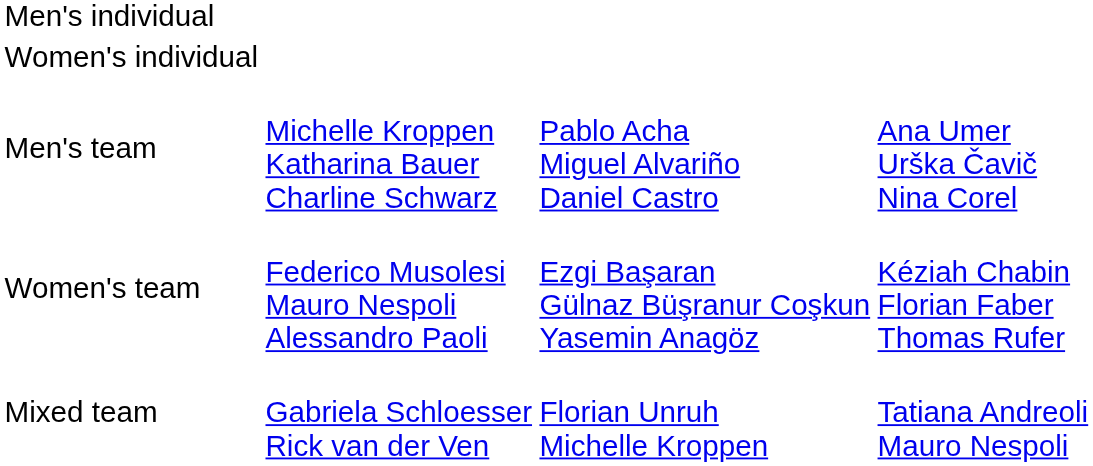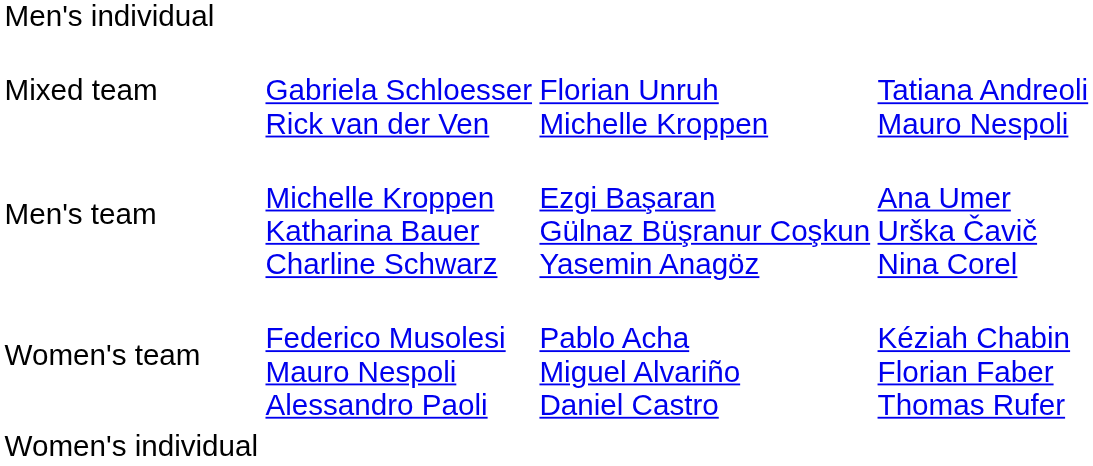rows swapped: (131, 57) <-> (81, 412)
(640, 164) Pablo Acha Miguel Alvariño Daniel Castro -> (705, 231) Ezgi Başaran Gülnaz Büşranur Coşkun Yasemin Anagöz
(705, 305) Ezgi Başaran Gülnaz Büşranur Coşkun Yasemin Anagöz -> (640, 371) Pablo Acha Miguel Alvariño Daniel Castro
